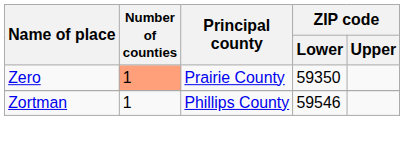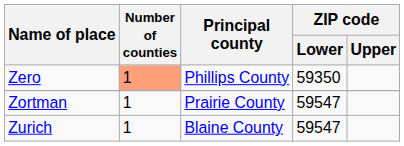(235, 77) Prairie County -> (237, 77) Phillips County
(237, 102) Phillips County -> (235, 102) Prairie County
(319, 102) 59546 -> (319, 102) 59547
+ row: (30, 128)
